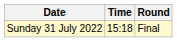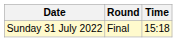columns swapped: (120, 12) <-> (154, 12)
